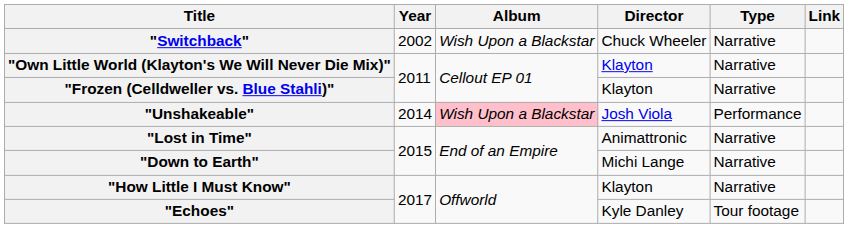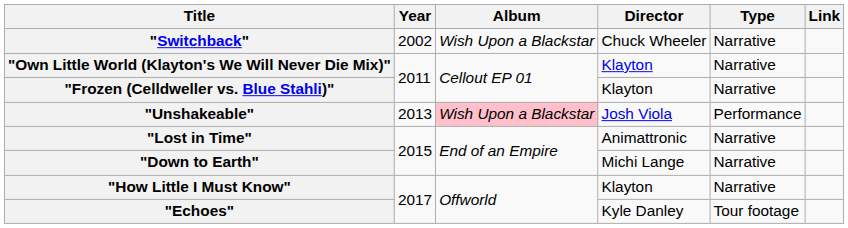(415, 114) 2014 -> (415, 114) 2013
